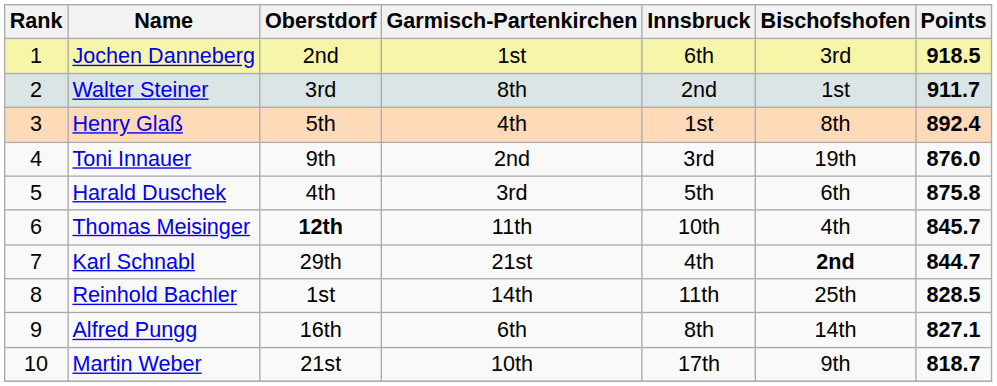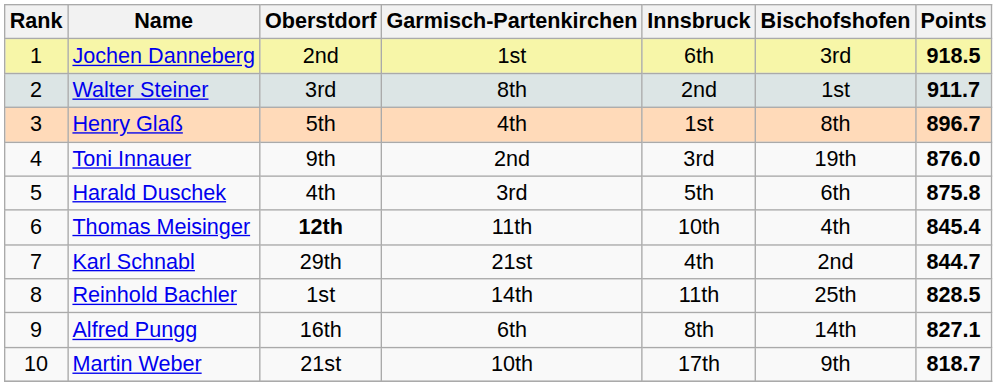(954, 124) 892.4 -> (954, 124) 896.7
(954, 227) 845.7 -> (954, 227) 845.4
(836, 261) bold -> (836, 261) normal
